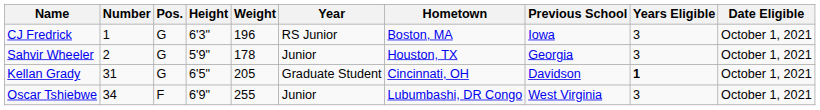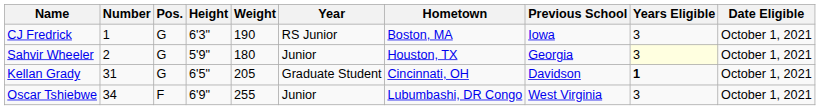(245, 34) 196 -> (245, 34) 190
(245, 54) 178 -> (245, 54) 180
(637, 54) no background -> (637, 54) lightyellow background
